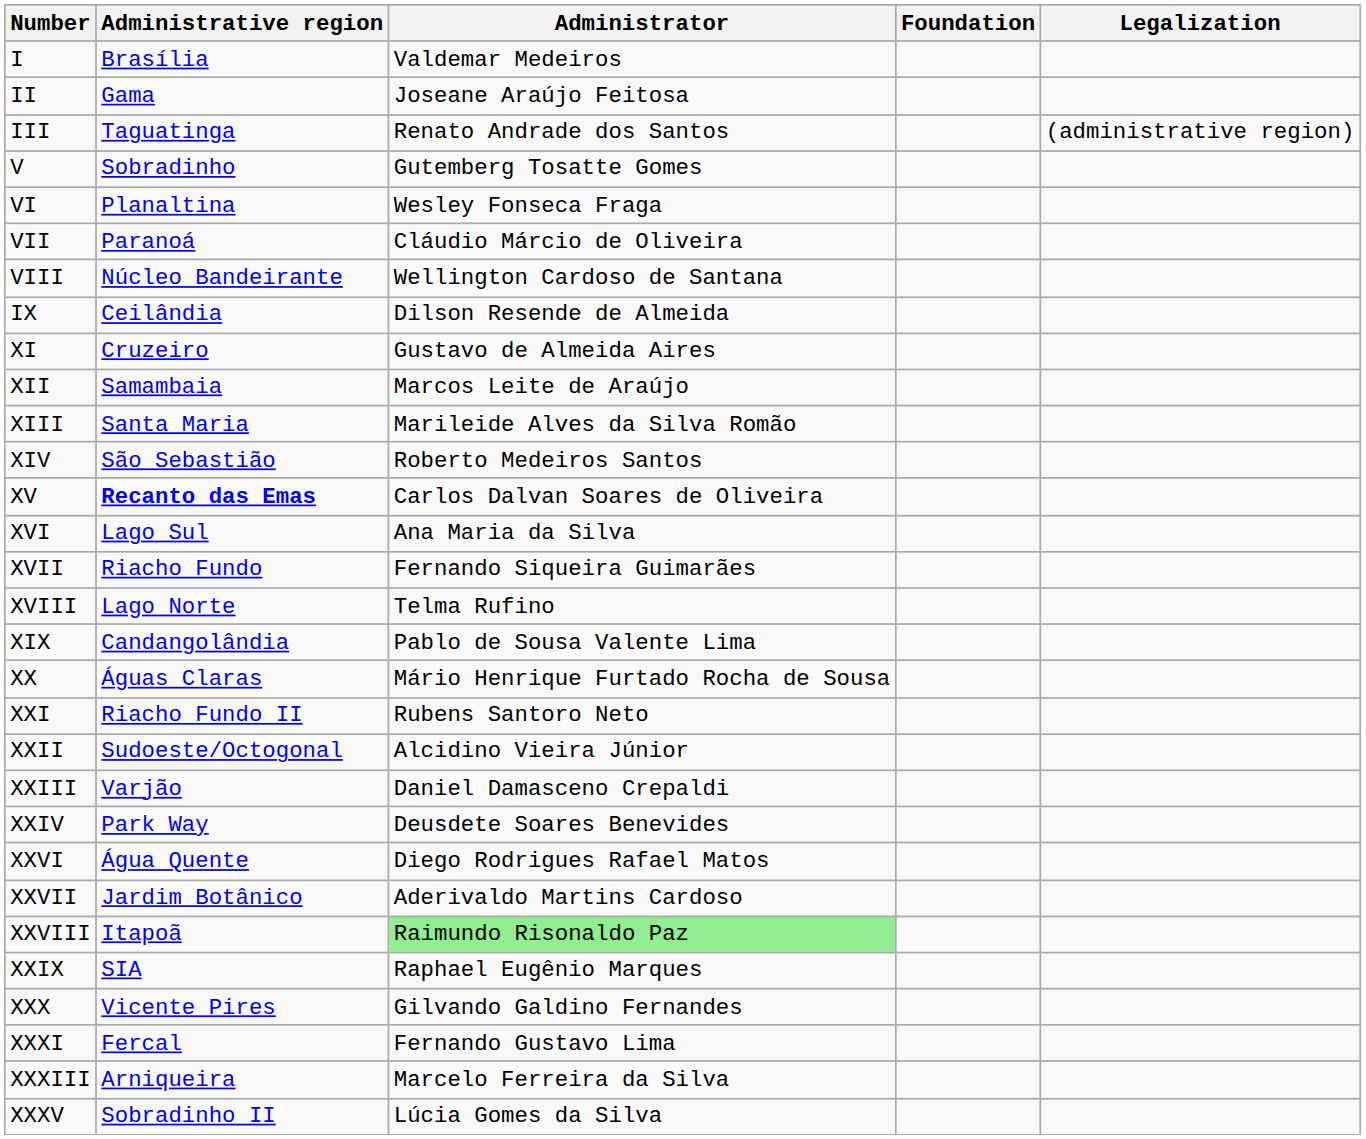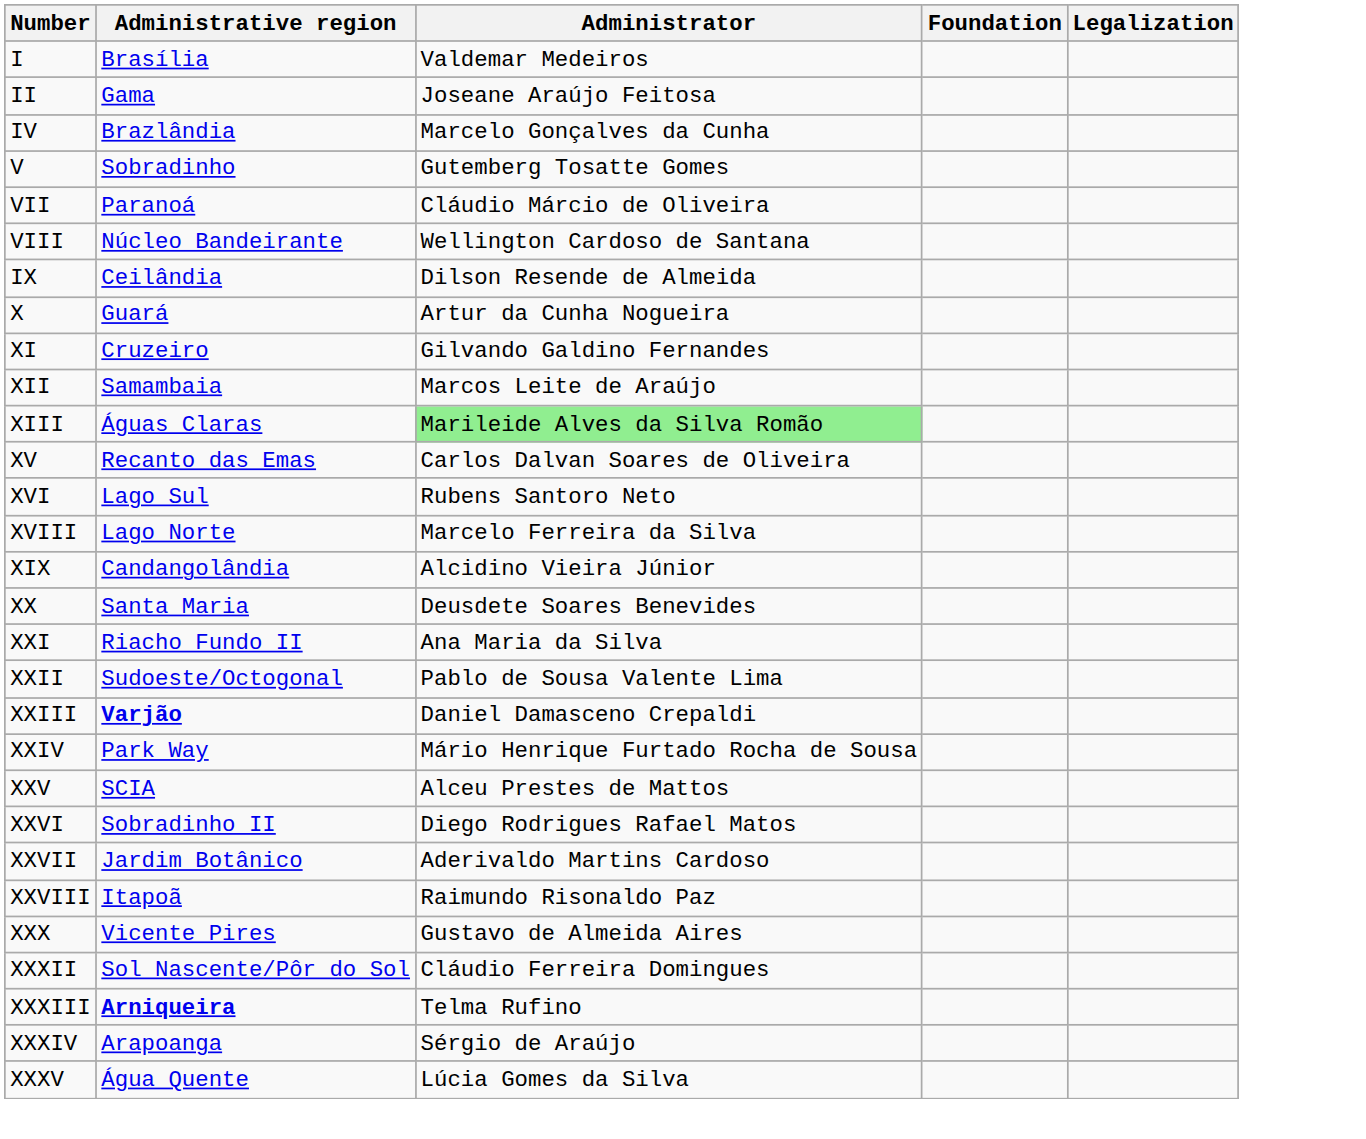- row: (30, 132)
+ row: (24, 132)
- row: (24, 205)
+ row: (17, 315)
(555, 351) Gustavo de Almeida Aires -> (595, 351) Gilvando Galdino Fernandes
(175, 424) Santa Maria -> (182, 424) Águas Claras
(595, 424) no background -> (622, 424) lightgreen background
- row: (30, 460)
(209, 497) bold -> (209, 460) normal
(515, 533) Ana Maria da Silva -> (548, 497) Rubens Santoro Neto
- row: (37, 570)
(474, 606) Telma Rufino -> (588, 533) Marcelo Ferreira da Silva
(575, 643) Pablo de Sousa Valente Lima -> (568, 570) Alcidino Vieira Júnior
(182, 679) Águas Claras -> (175, 606) Santa Maria
(642, 679) Mário Henrique Furtado Rocha de Sousa -> (588, 606) Deusdete Soares Benevides
(521, 715) Rubens Santoro Neto -> (541, 643) Ana Maria da Silva
(541, 752) Alcidino Vieira Júnior -> (602, 679) Pablo de Sousa Valente Lima
(142, 788) normal -> (142, 715) bold
(562, 825) Deusdete Soares Benevides -> (669, 752) Mário Henrique Furtado Rocha de Sousa
+ row: (30, 788)
(175, 861) Água Quente -> (189, 825) Sobradinho II
(541, 934) lightgreen background -> (568, 898) no background
- row: (37, 971)
(568, 1007) Gilvando Galdino Fernandes -> (582, 934) Gustavo de Almeida Aires
- row: (37, 1043)
+ row: (44, 971)
(168, 1080) normal -> (168, 1007) bold
(562, 1080) Marcelo Ferreira da Silva -> (501, 1007) Telma Rufino
+ row: (44, 1043)
(189, 1116) Sobradinho II -> (175, 1080) Água Quente
